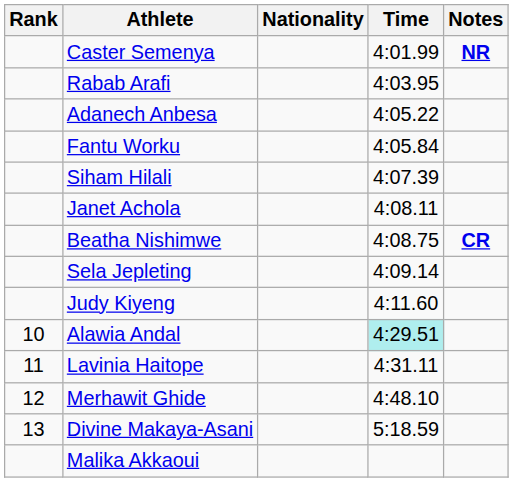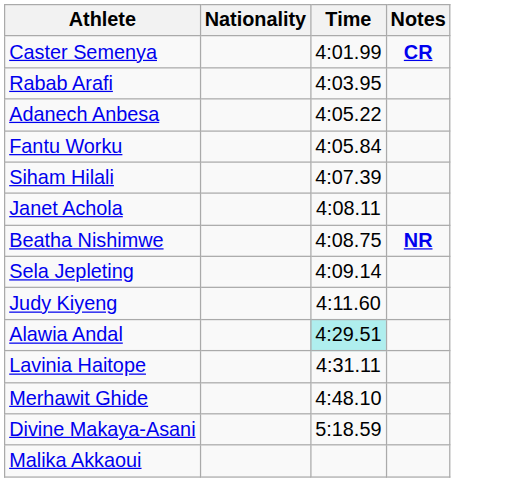- column: (33, 20)
(476, 51) NR -> (418, 51) CR
(476, 240) CR -> (418, 240) NR
